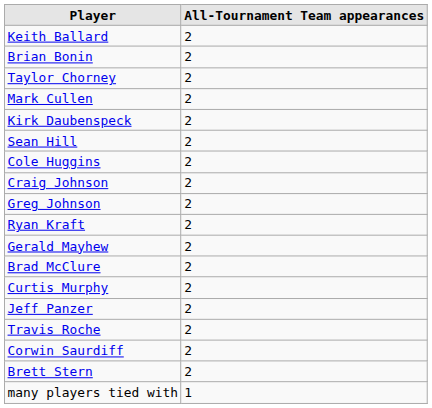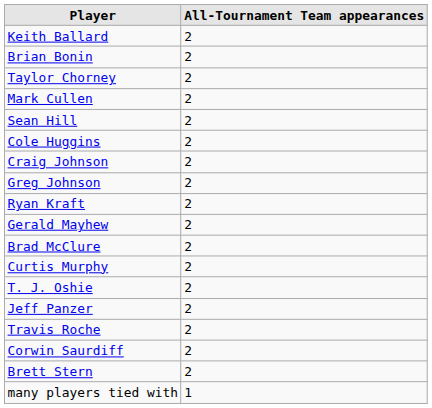- row: (70, 120)
+ row: (50, 288)
